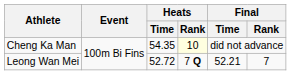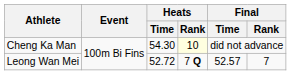(162, 46) 54.35 -> (162, 46) 54.30
(227, 62) 52.21 -> (227, 62) 52.57
